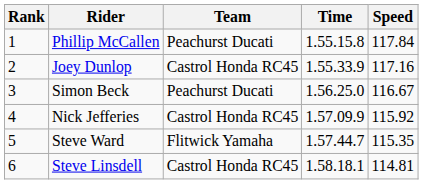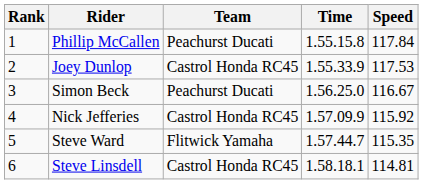(393, 66) 117.16 -> (393, 66) 117.53
